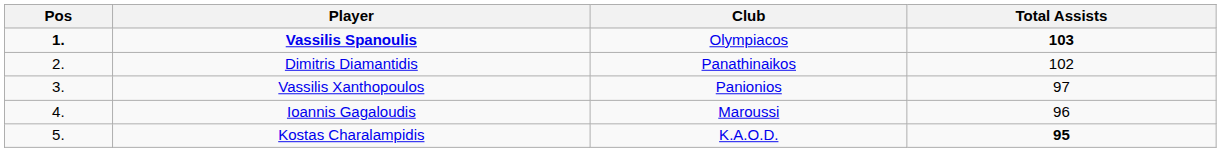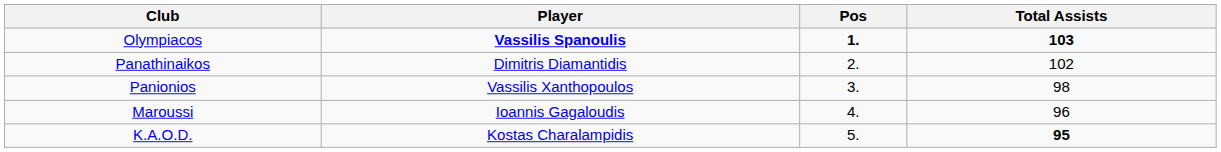columns swapped: (58, 16) <-> (749, 16)
(1061, 87) 97 -> (1061, 87) 98
